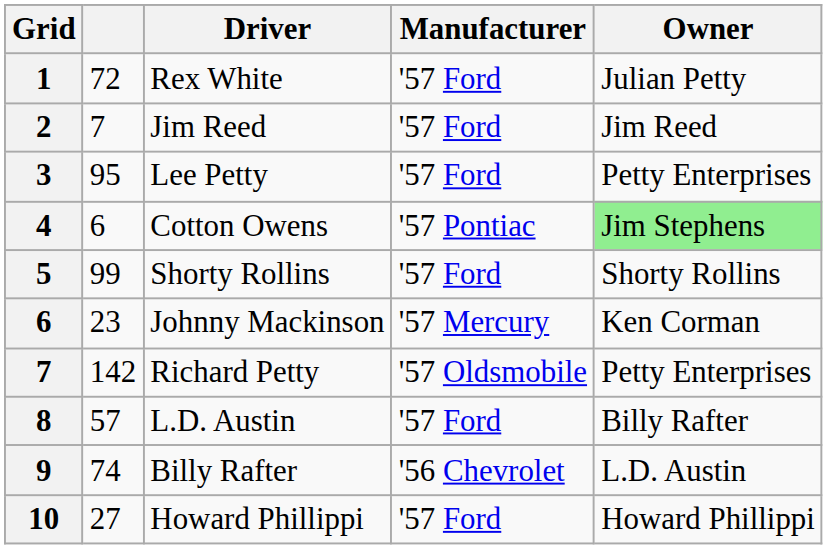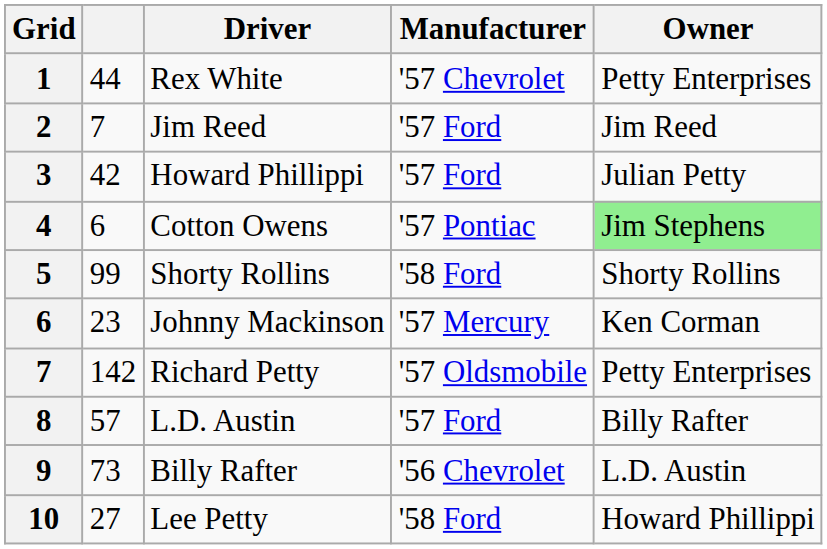(105, 77) 72 -> (105, 77) 44
(450, 77) '57 Ford -> (482, 77) '57 Chevrolet
(674, 77) Julian Petty -> (706, 77) Petty Enterprises
(105, 175) 95 -> (105, 175) 42
(209, 175) Lee Petty -> (257, 175) Howard Phillippi
(706, 175) Petty Enterprises -> (674, 175) Julian Petty
(450, 273) '57 Ford -> (450, 273) '58 Ford
(105, 469) 74 -> (105, 469) 73
(257, 518) Howard Phillippi -> (209, 518) Lee Petty
(450, 518) '57 Ford -> (450, 518) '58 Ford
